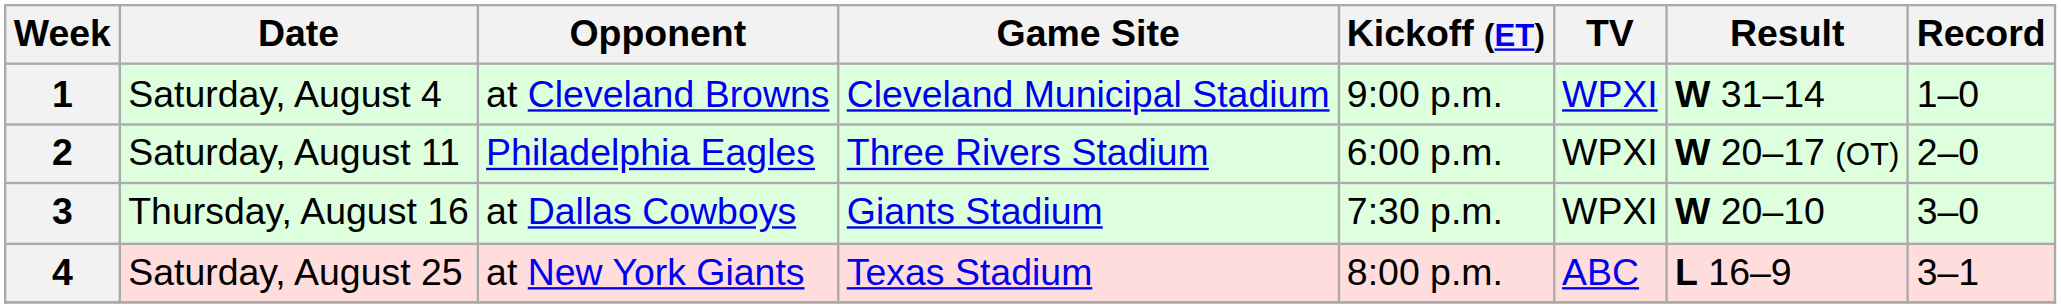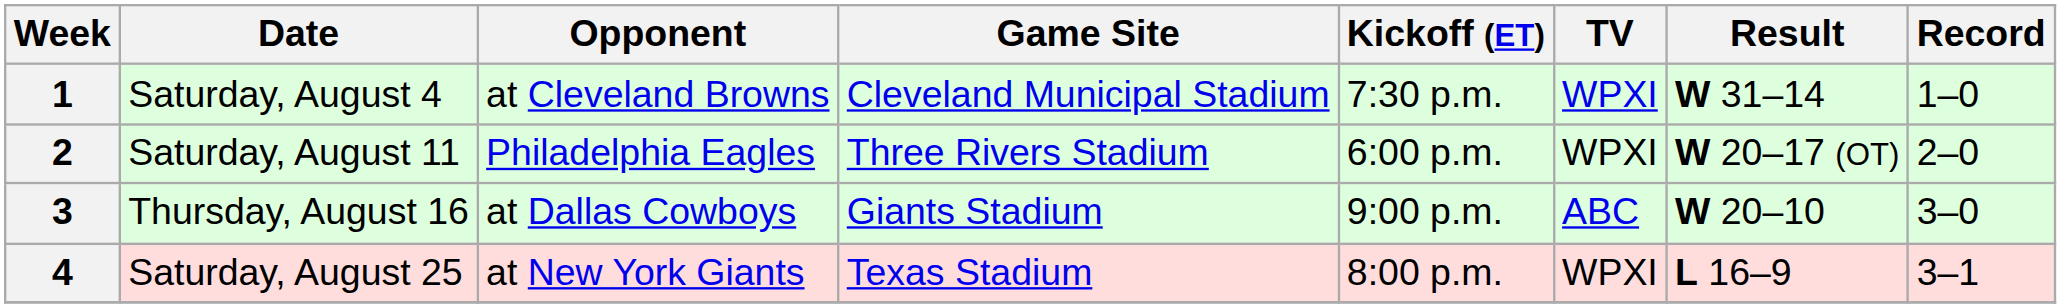(1425, 93) 9:00 p.m. -> (1425, 93) 7:30 p.m.
(1425, 212) 7:30 p.m. -> (1425, 212) 9:00 p.m.
(1610, 212) WPXI -> (1601, 212) ABC
(1601, 271) ABC -> (1610, 271) WPXI
